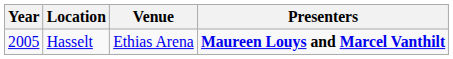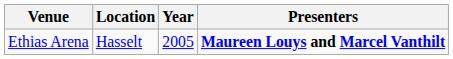columns swapped: (24, 16) <-> (153, 16)
